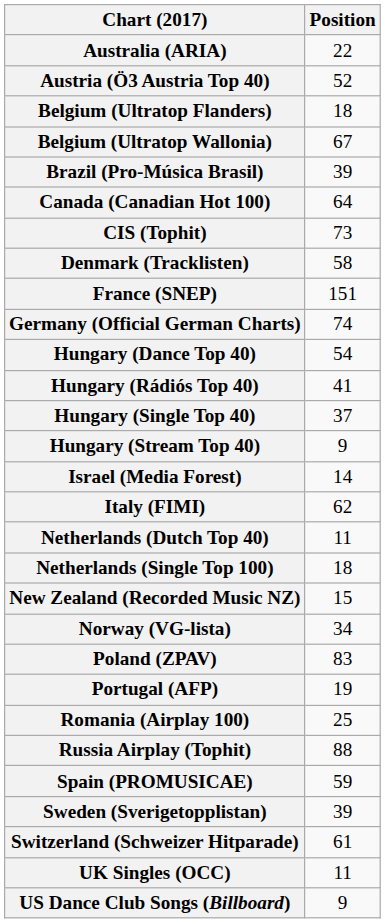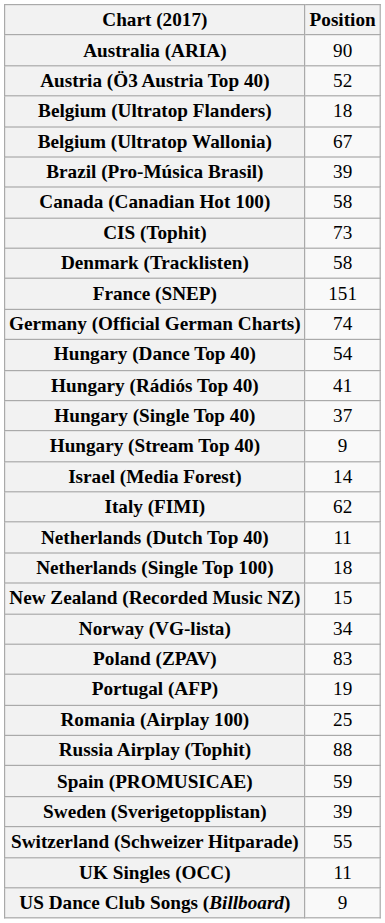(343, 50) 22 -> (343, 50) 90
(343, 202) 64 -> (343, 202) 58
(343, 841) 61 -> (343, 841) 55
